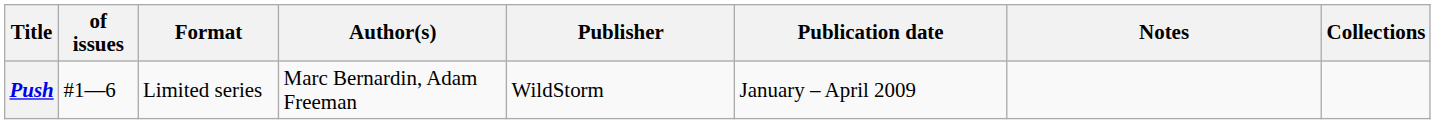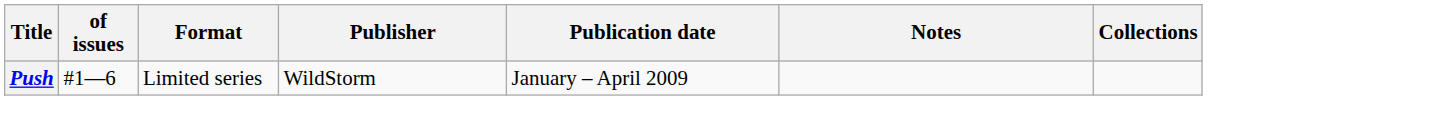- column: (393, 32)
